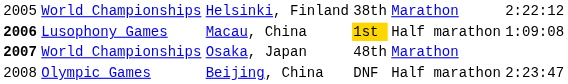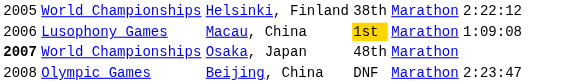(20, 32) bold -> (20, 32) normal
(446, 32) Half marathon -> (425, 32) Marathon
(446, 73) Half marathon -> (425, 73) Marathon
